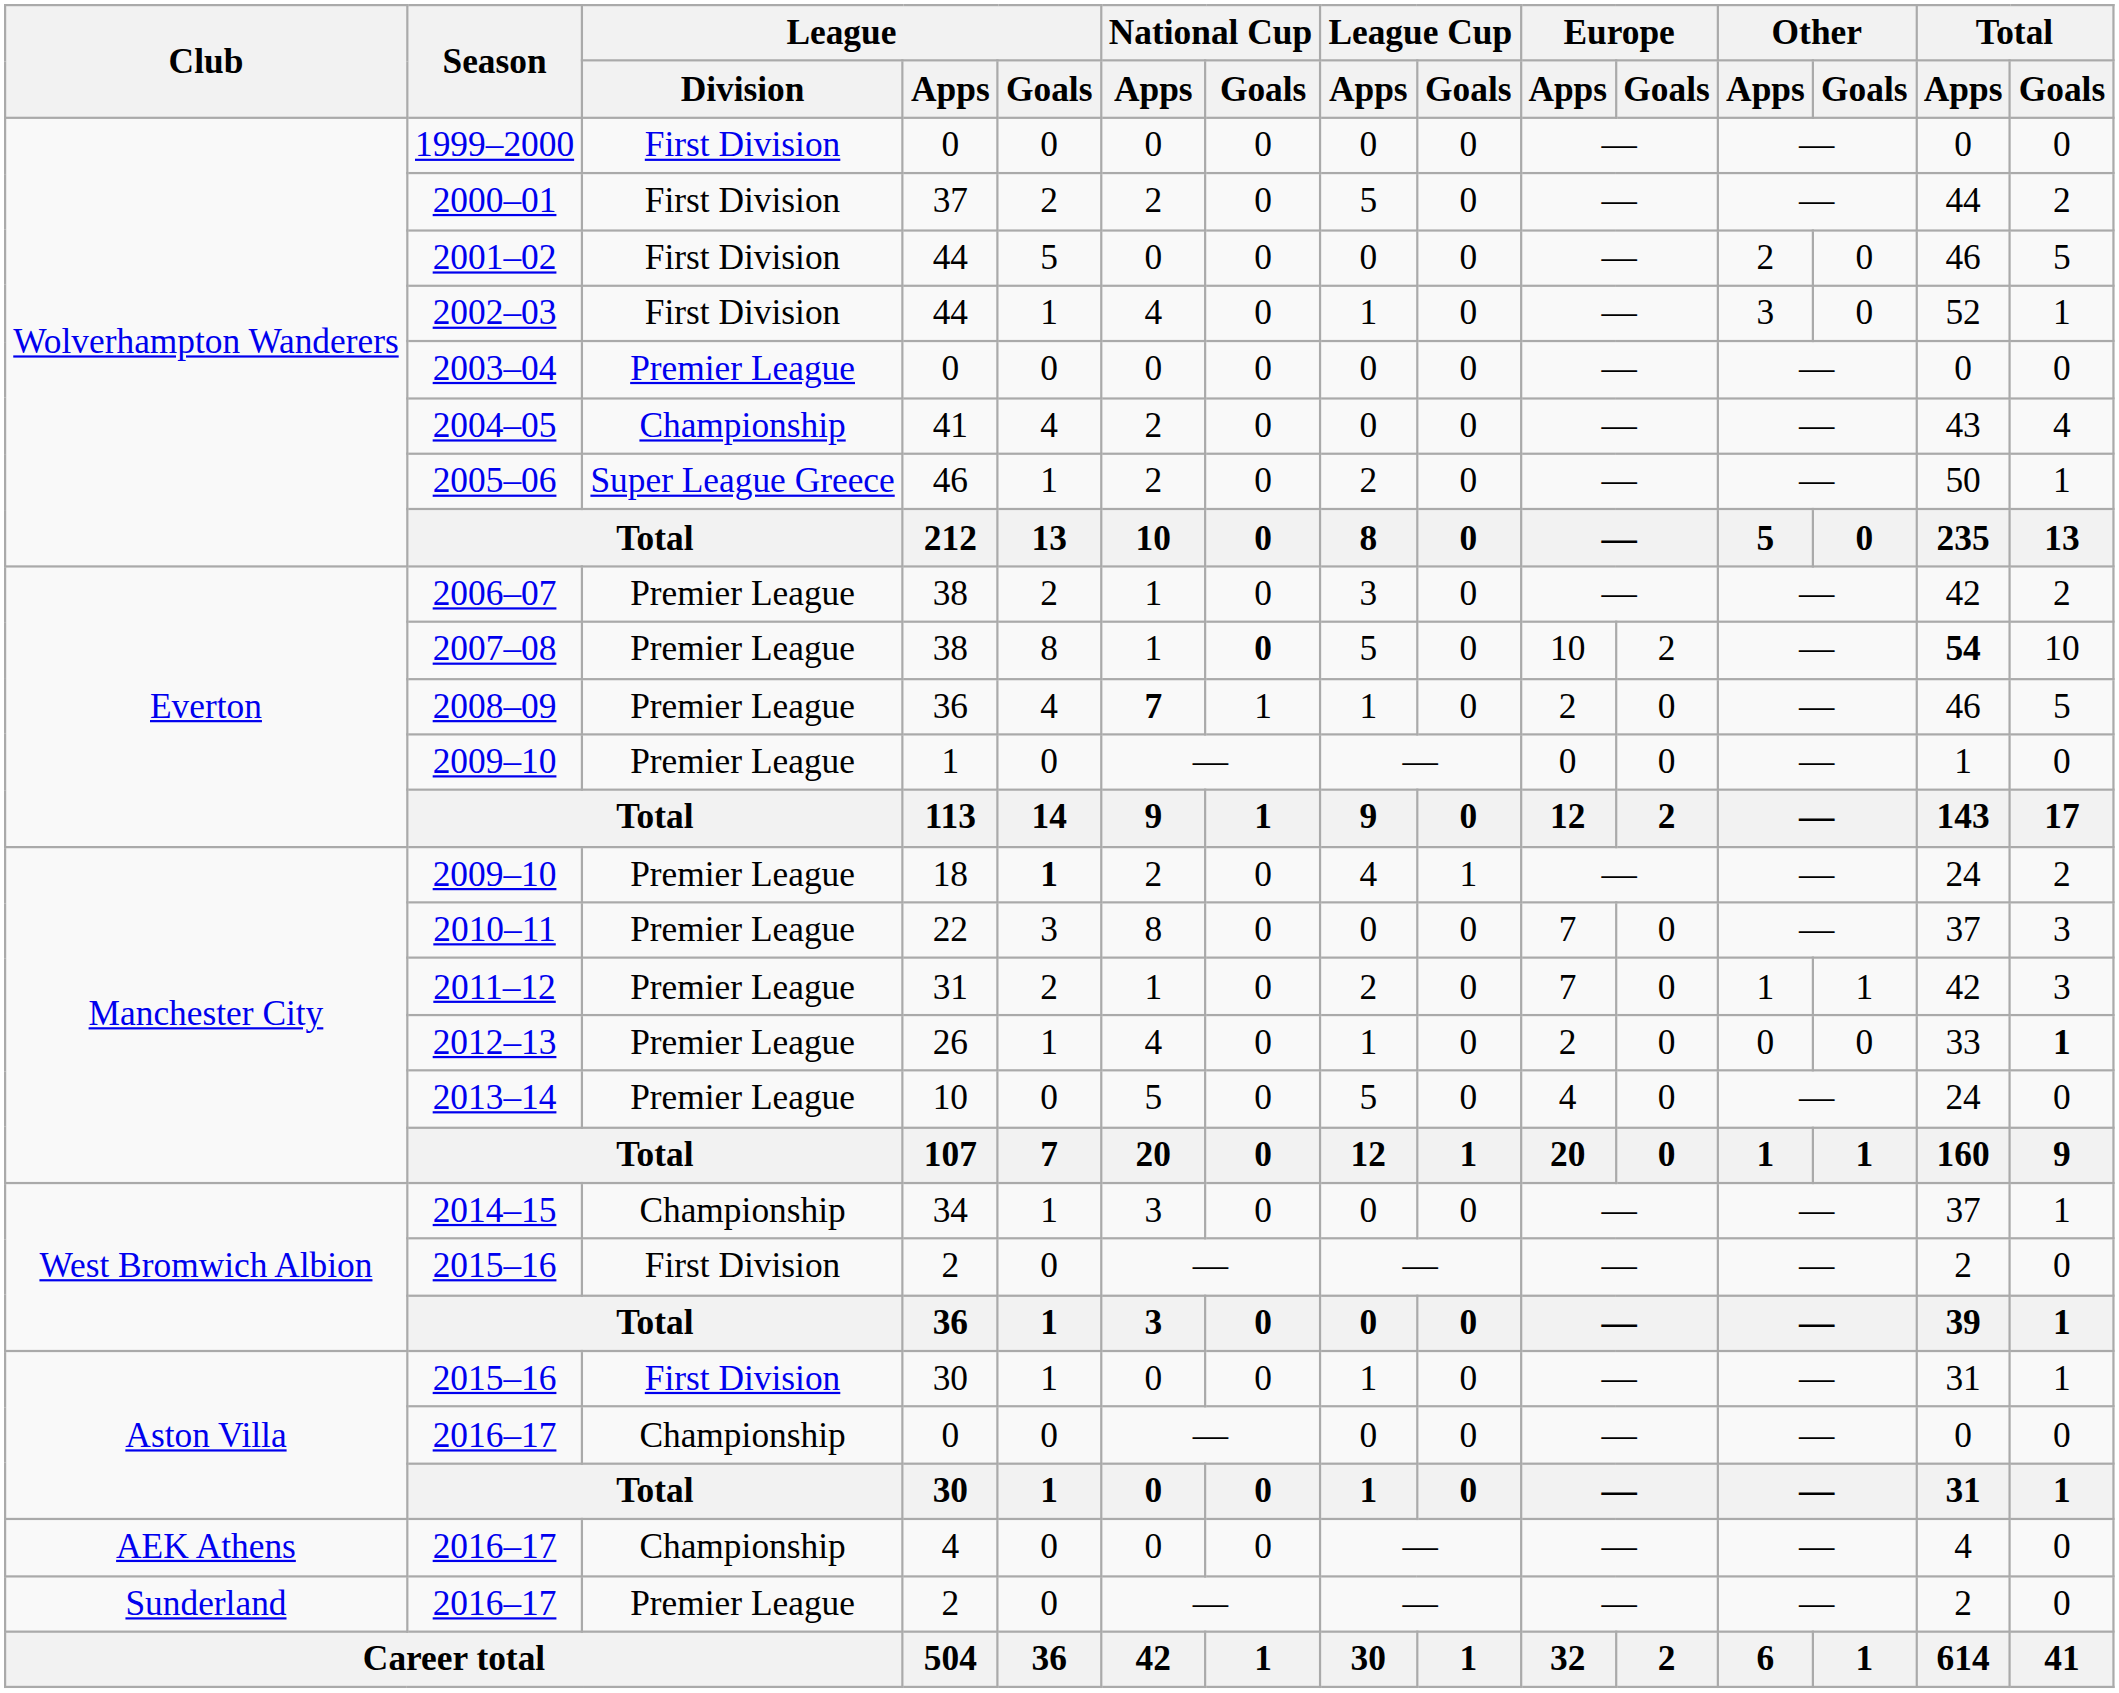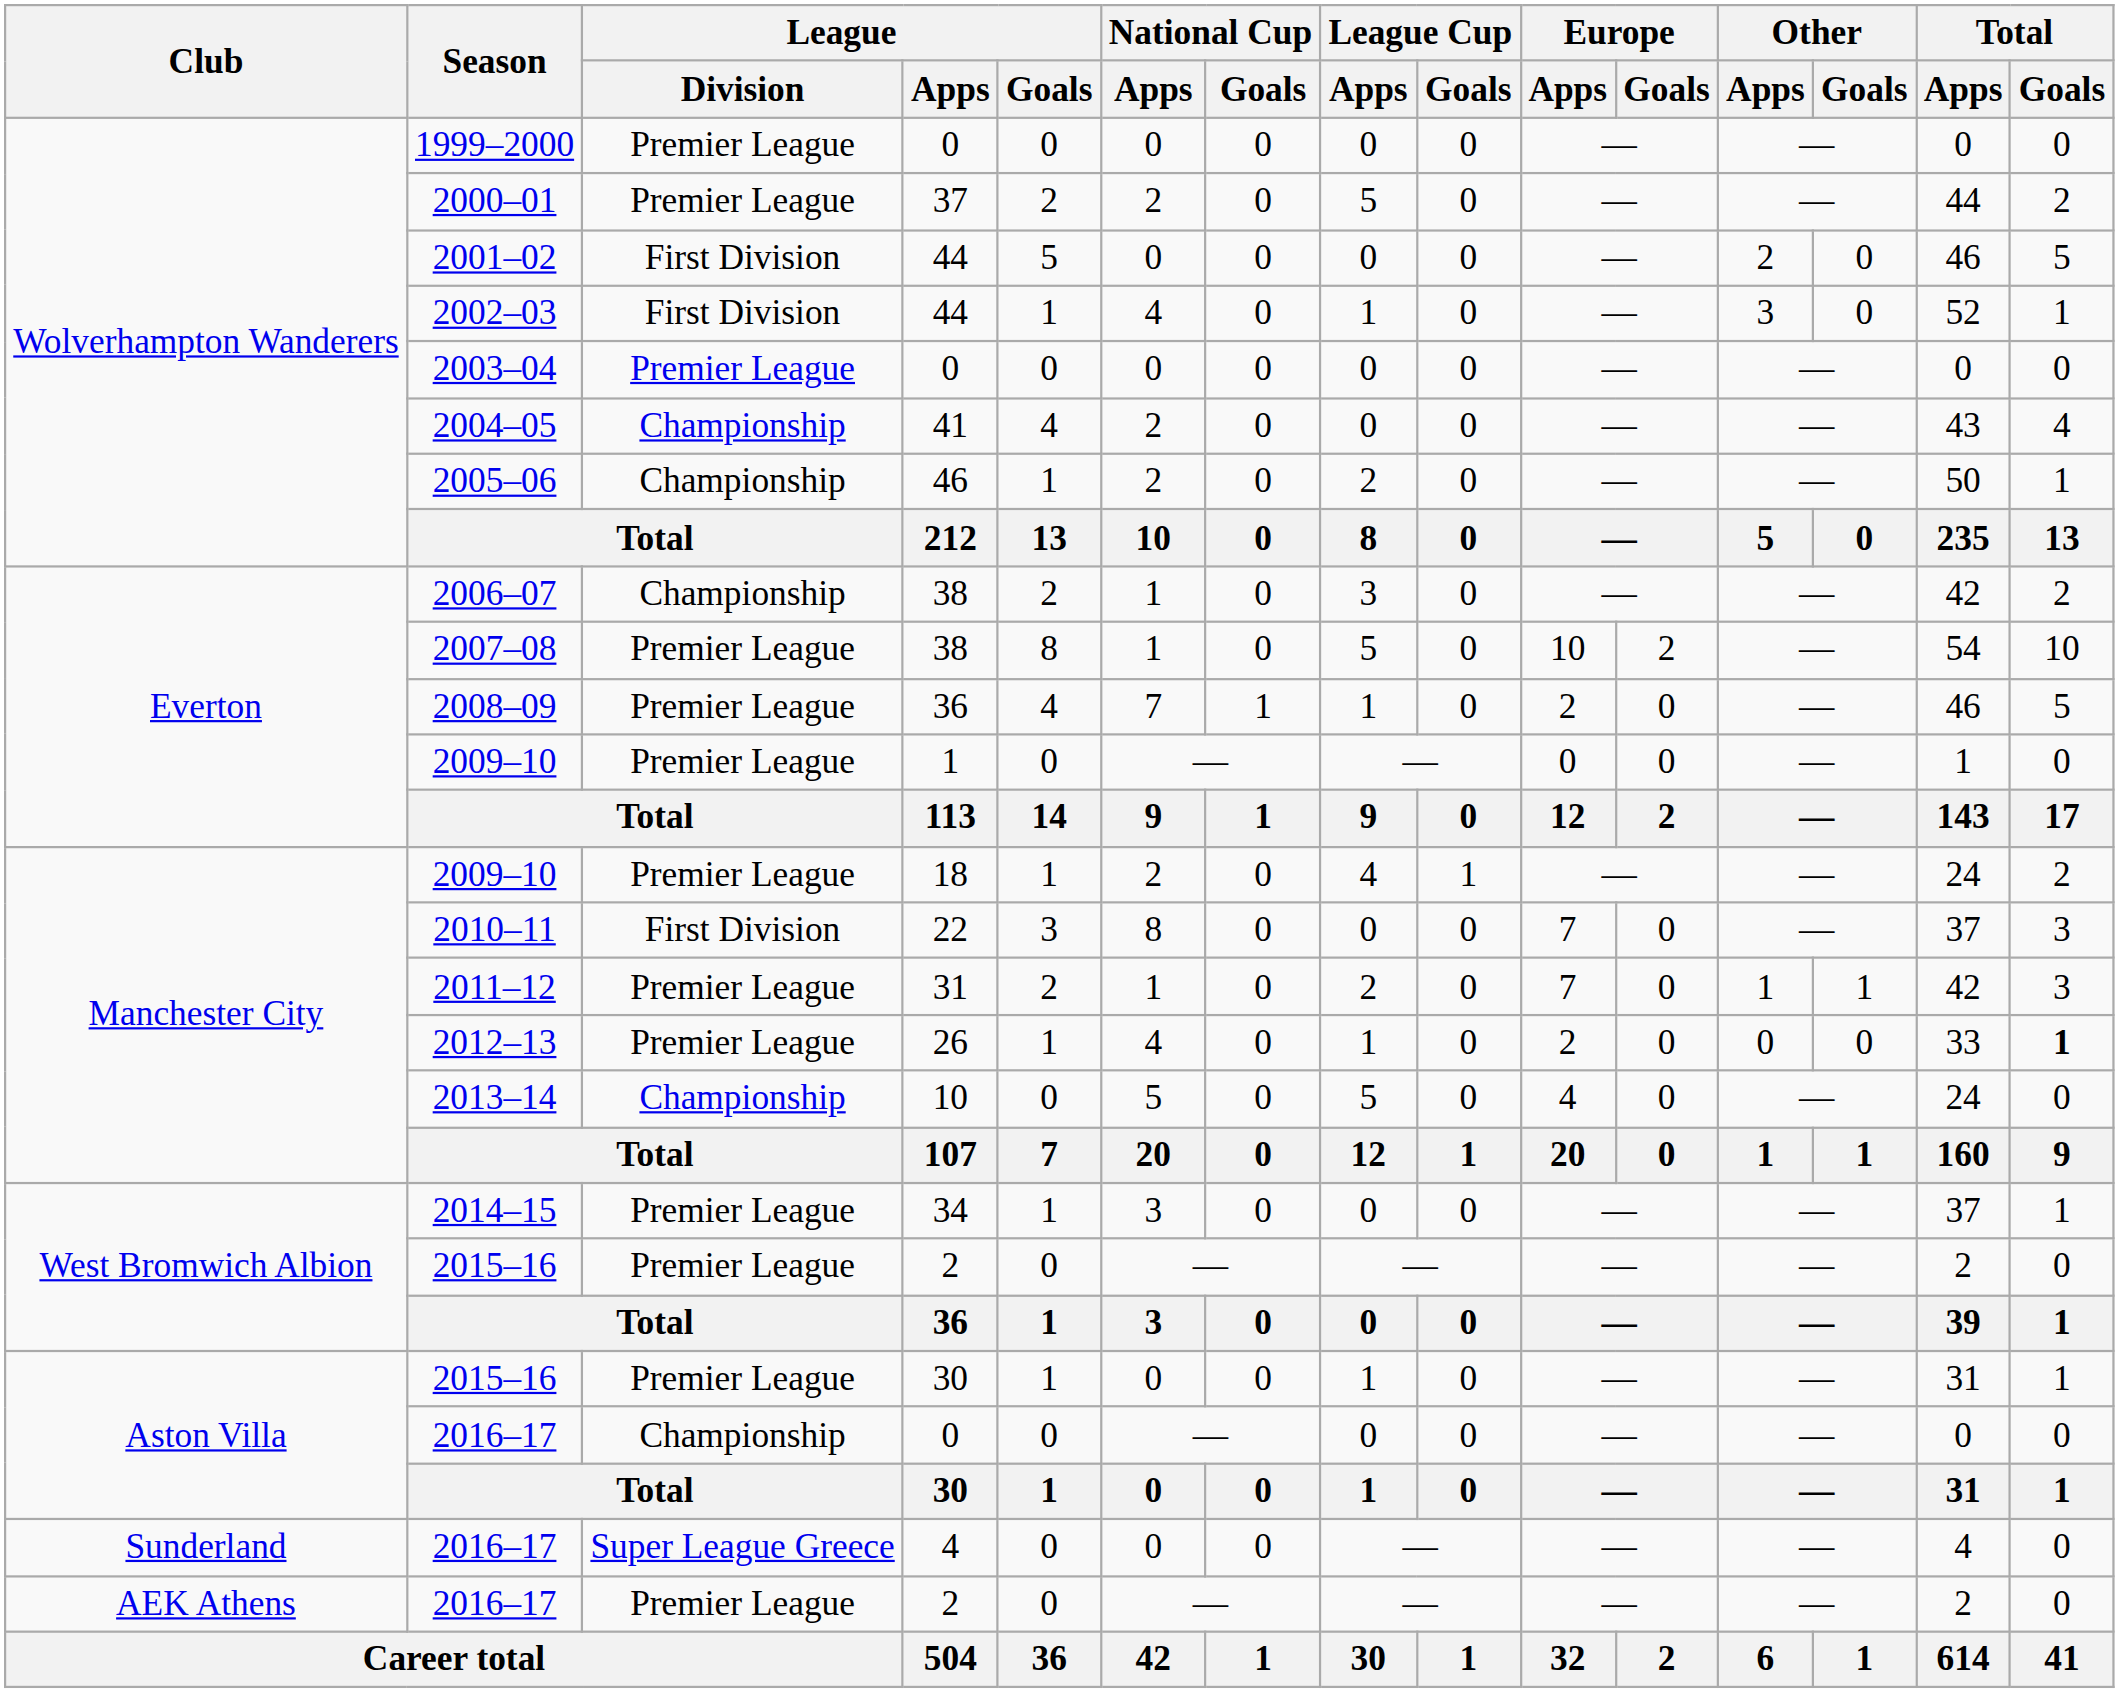(743, 144) First Division -> (743, 144) Premier League
(743, 200) First Division -> (743, 200) Premier League
(743, 481) Super League Greece -> (743, 481) Championship
(743, 593) Premier League -> (743, 593) Championship
(1263, 649) bold -> (1263, 649) normal
(1963, 649) bold -> (1963, 649) normal
(1153, 705) bold -> (1153, 705) normal
(1049, 873) bold -> (1049, 873) normal
(743, 929) Premier League -> (743, 929) First Division
(743, 1098) Premier League -> (743, 1098) Championship
(743, 1210) Championship -> (743, 1210) Premier League
(743, 1266) First Division -> (743, 1266) Premier League
(743, 1378) First Division -> (743, 1378) Premier League
(206, 1546) AEK Athens -> (206, 1546) Sunderland
(743, 1546) Championship -> (743, 1546) Super League Greece
(206, 1602) Sunderland -> (206, 1602) AEK Athens
